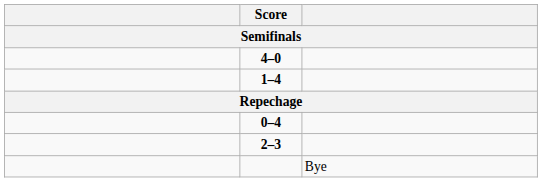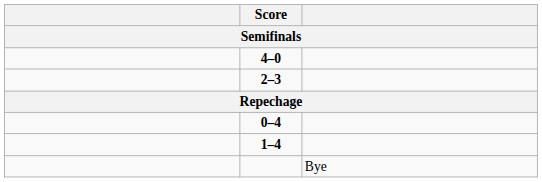rows swapped: (271, 144) <-> (271, 79)
